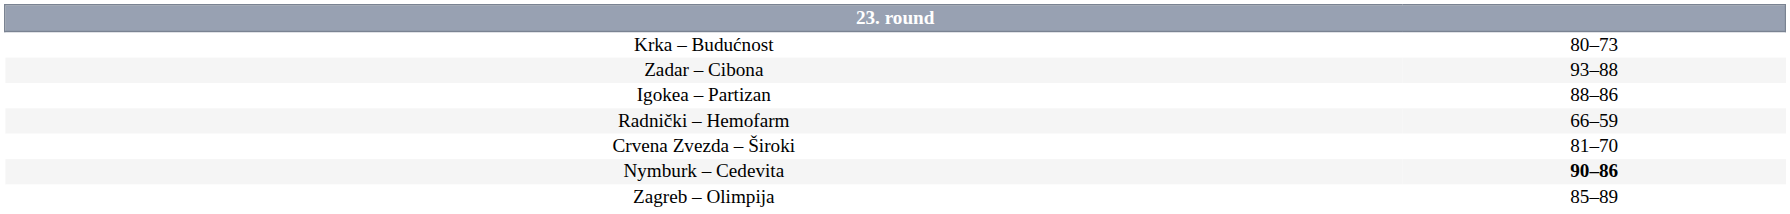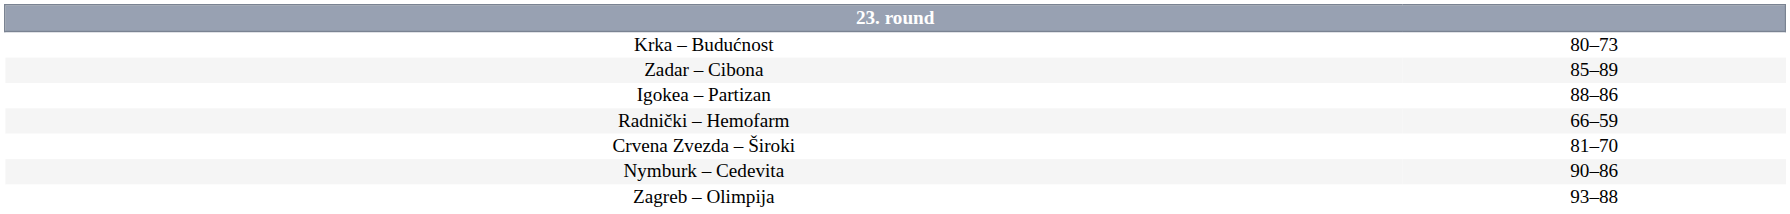(1594, 70) 93–88 -> (1594, 70) 85–89
(1594, 171) bold -> (1594, 171) normal
(1594, 196) 85–89 -> (1594, 196) 93–88
